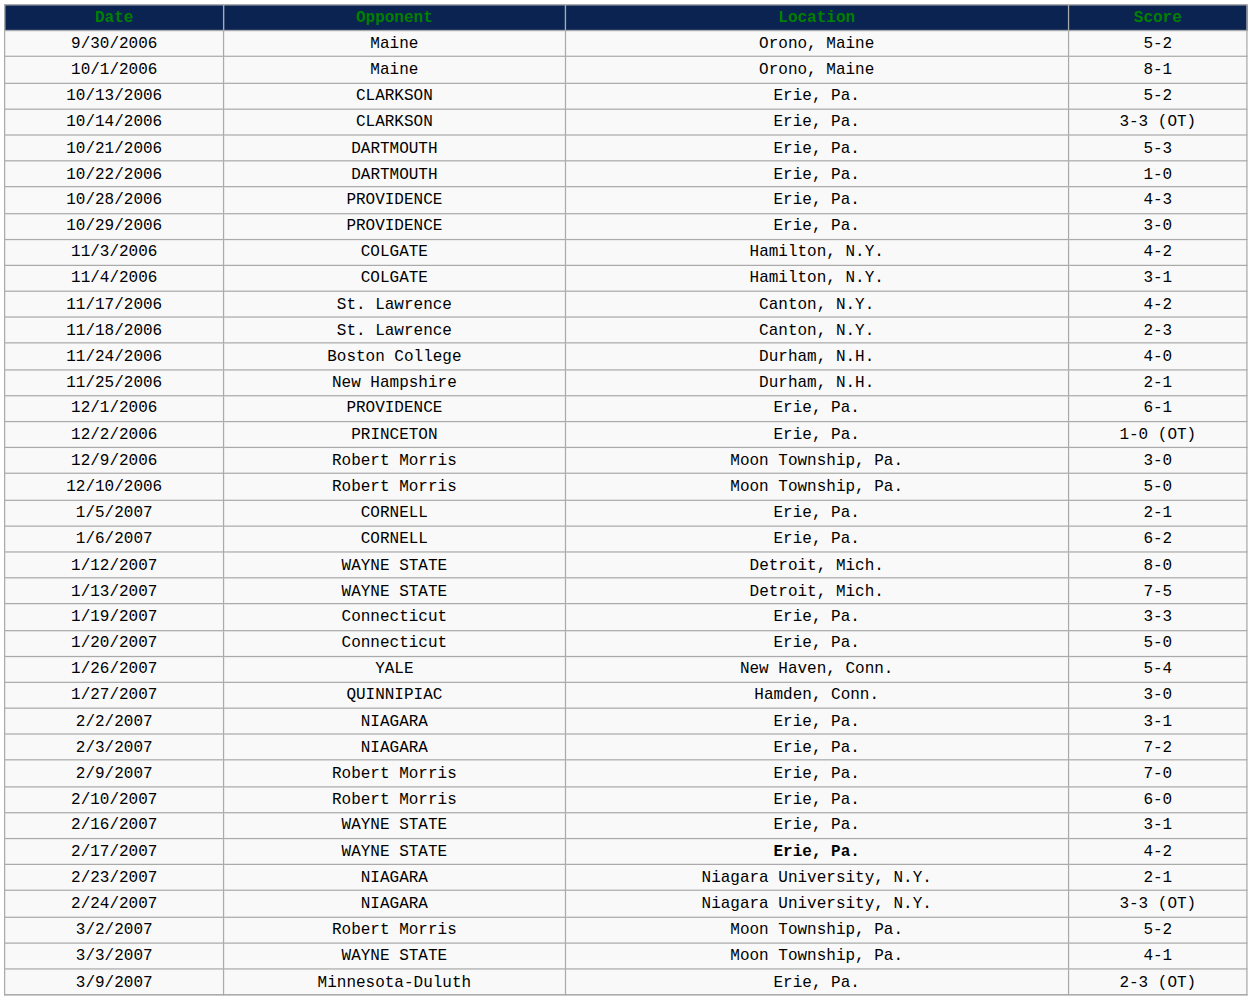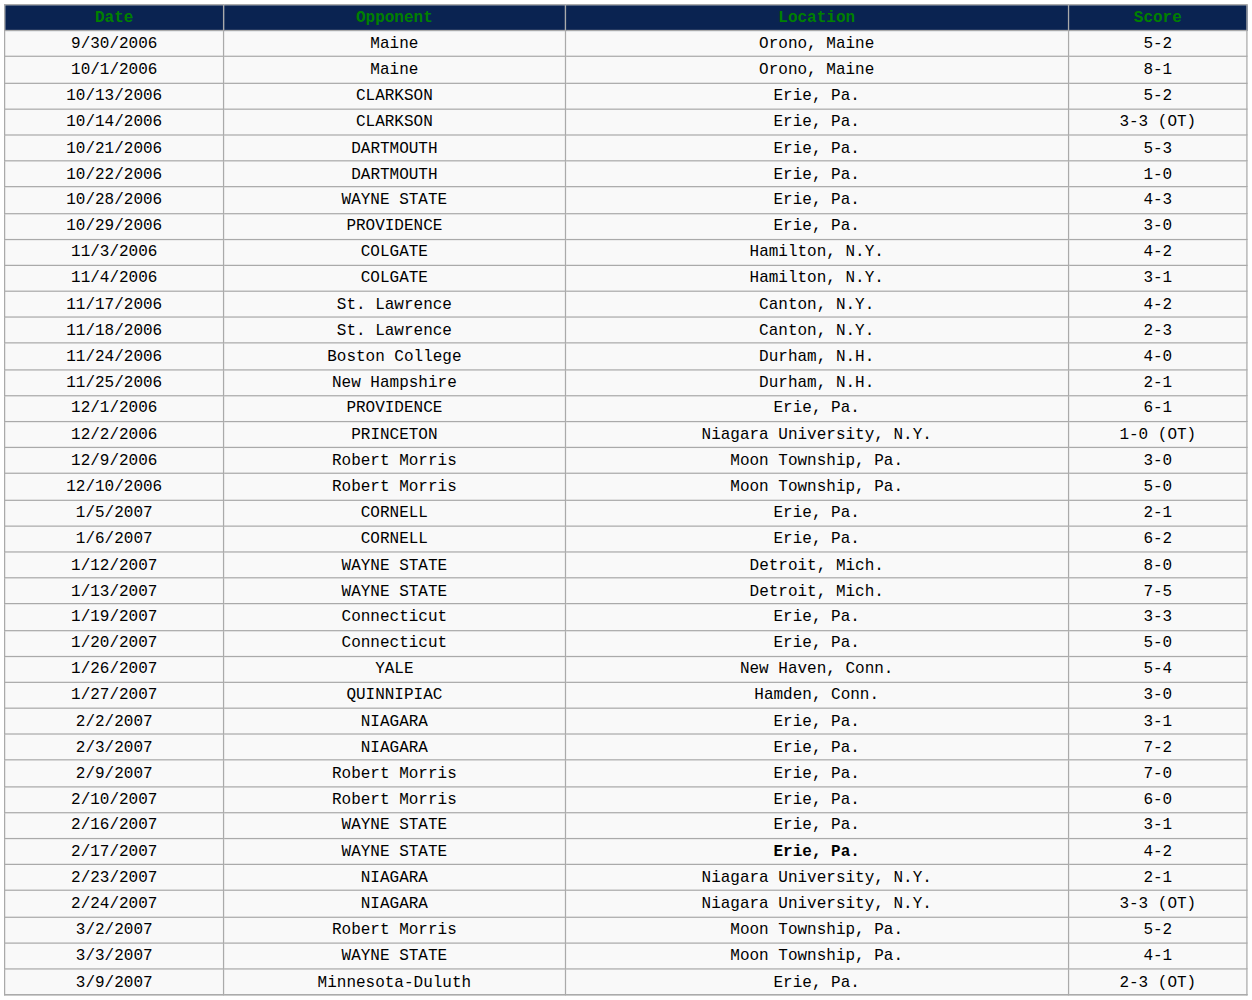(394, 200) PROVIDENCE -> (394, 200) WAYNE STATE
(817, 435) Erie, Pa. -> (817, 435) Niagara University, N.Y.
